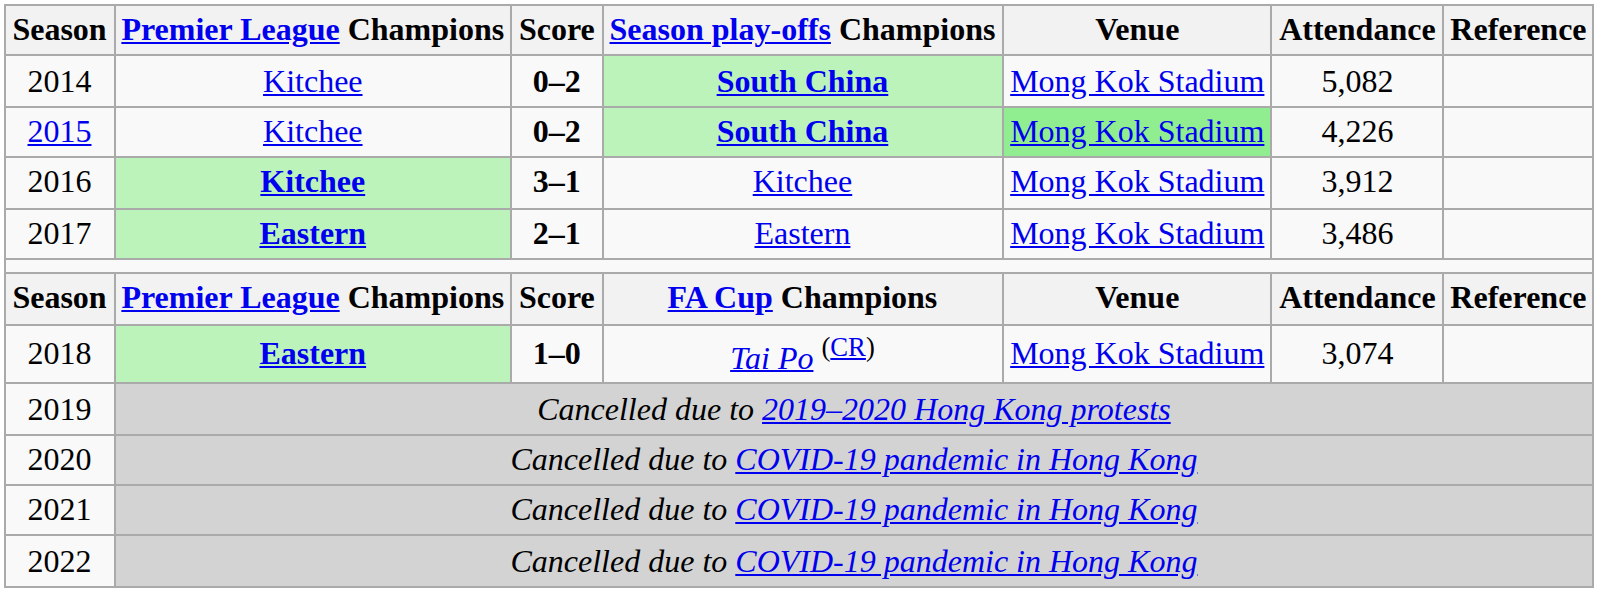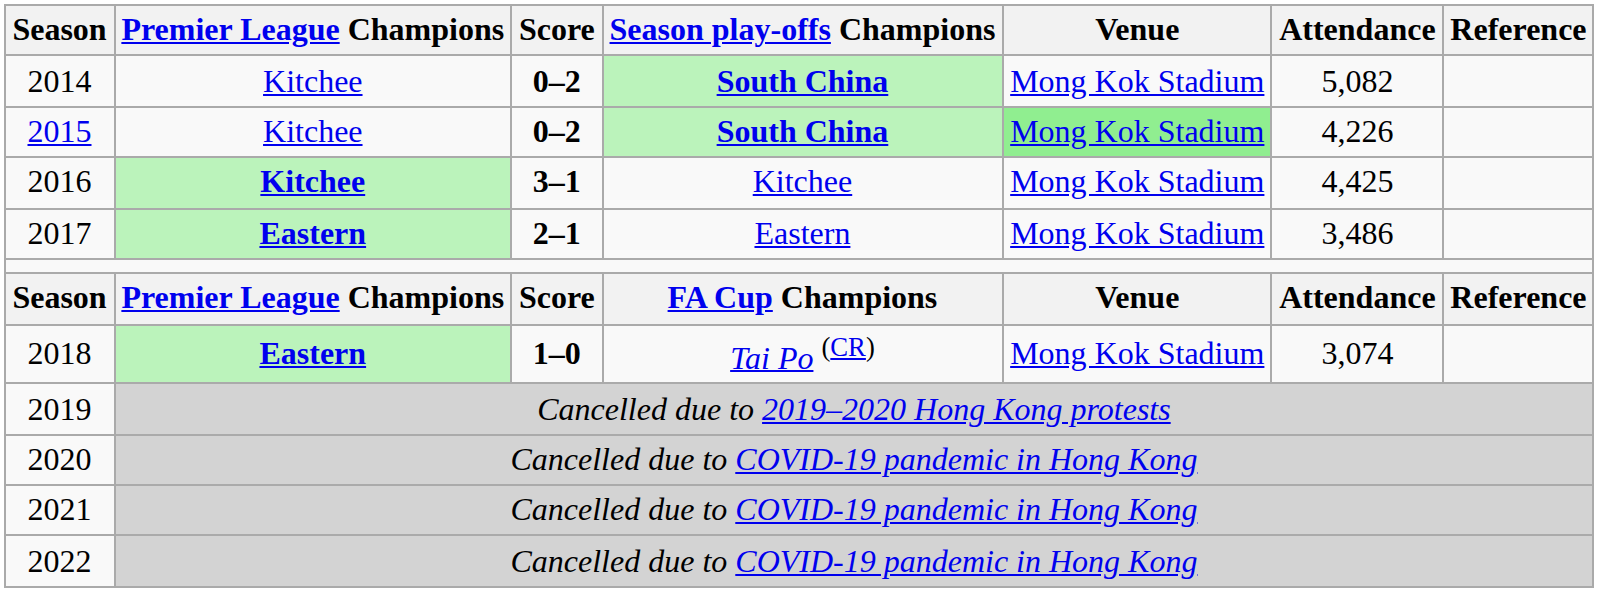(1357, 182) 3,912 -> (1357, 182) 4,425
